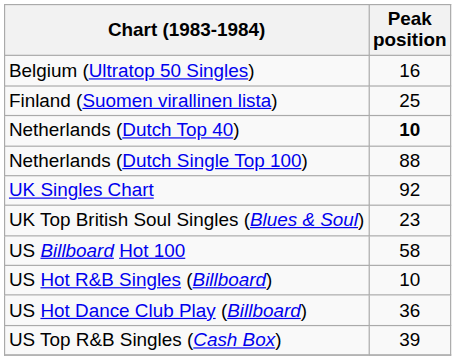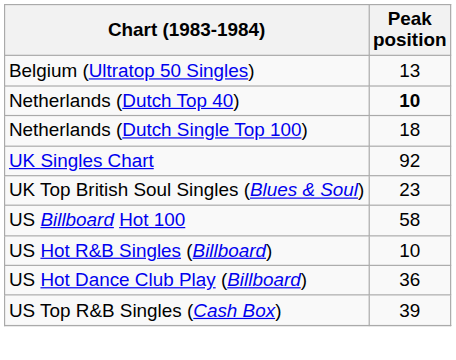(410, 70) 16 -> (410, 70) 13
- row: (143, 100)
(410, 160) 88 -> (410, 130) 18
